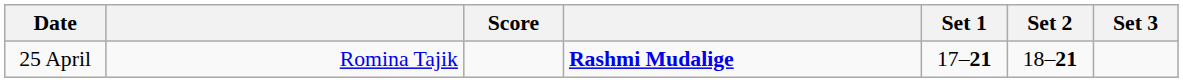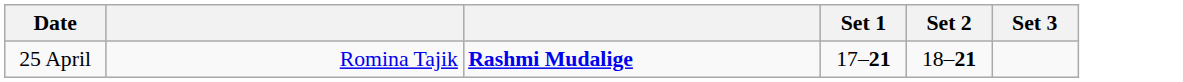- column: (513, 22)
